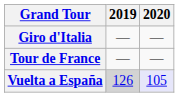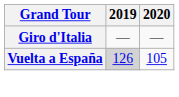- row: (55, 59)
(157, 80) lavender background -> (157, 59) no background
